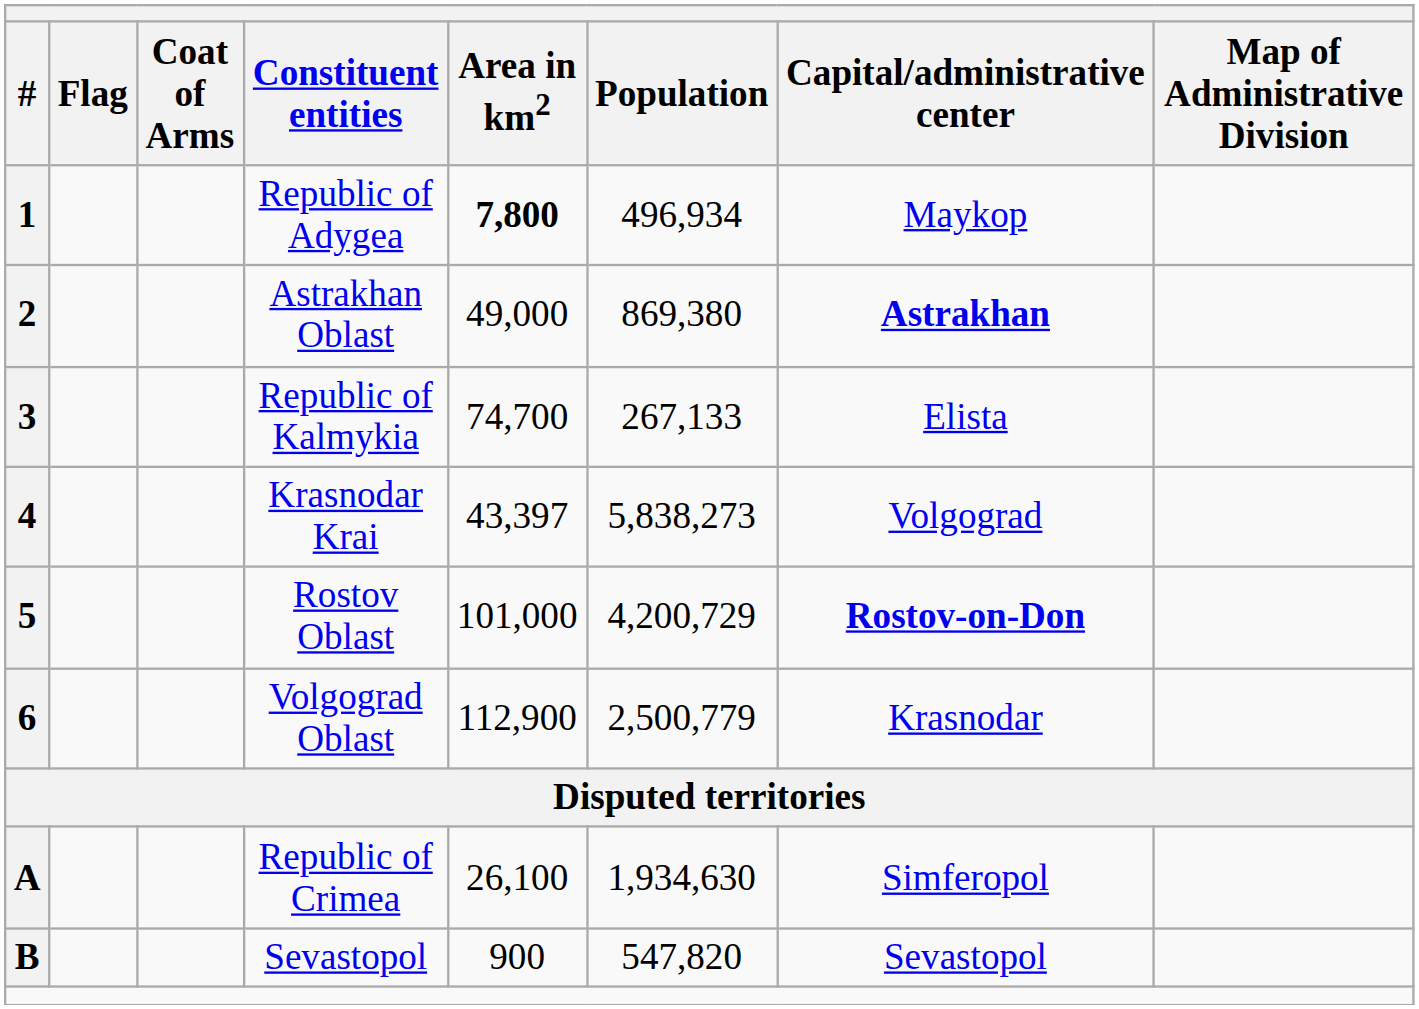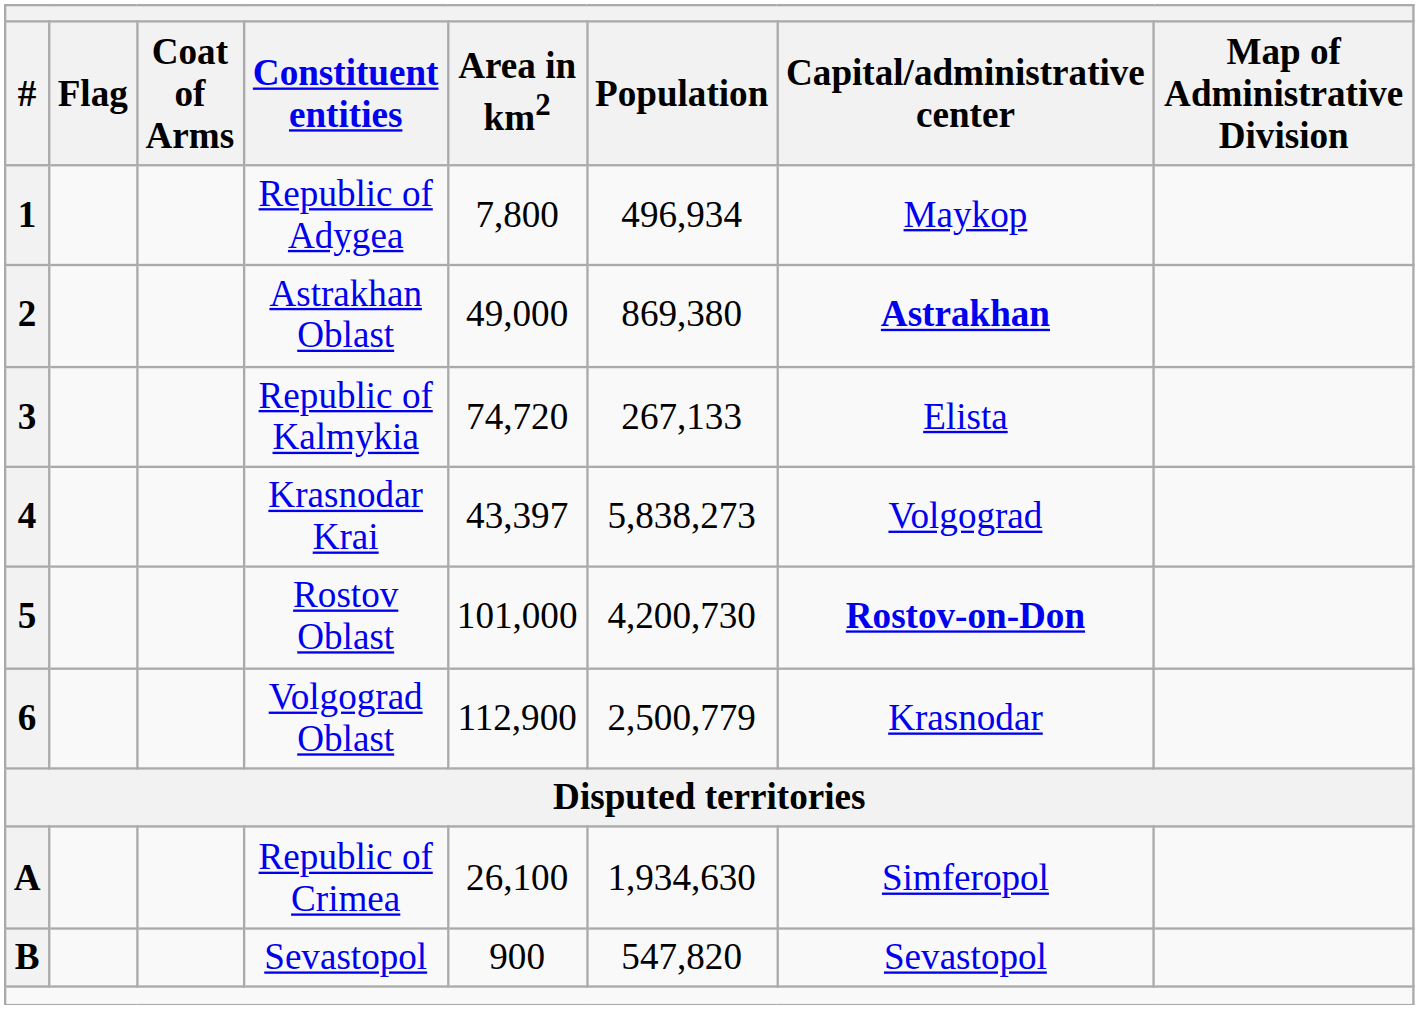(517, 214) bold -> (517, 214) normal
(517, 415) 74,700 -> (517, 415) 74,720
(682, 616) 4,200,729 -> (682, 616) 4,200,730
